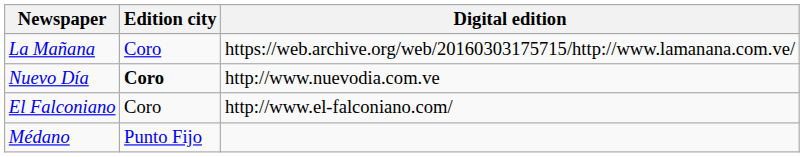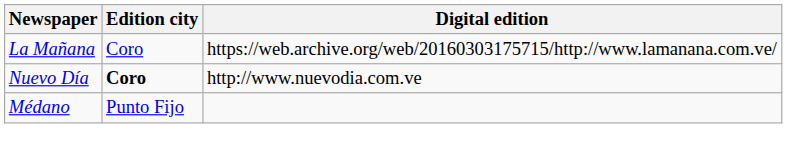- row: (62, 107)
